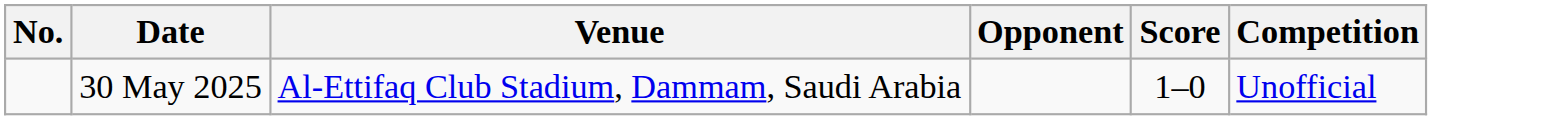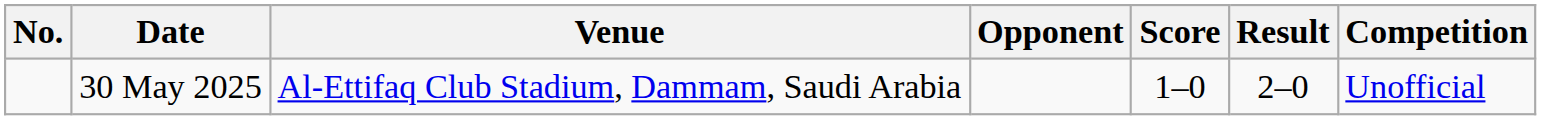+ column: (1283, 31)
